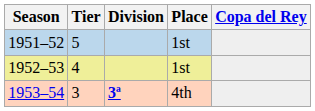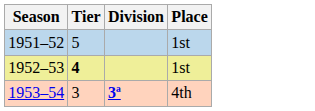- column: (261, 17)
(76, 67) normal -> (76, 67) bold
